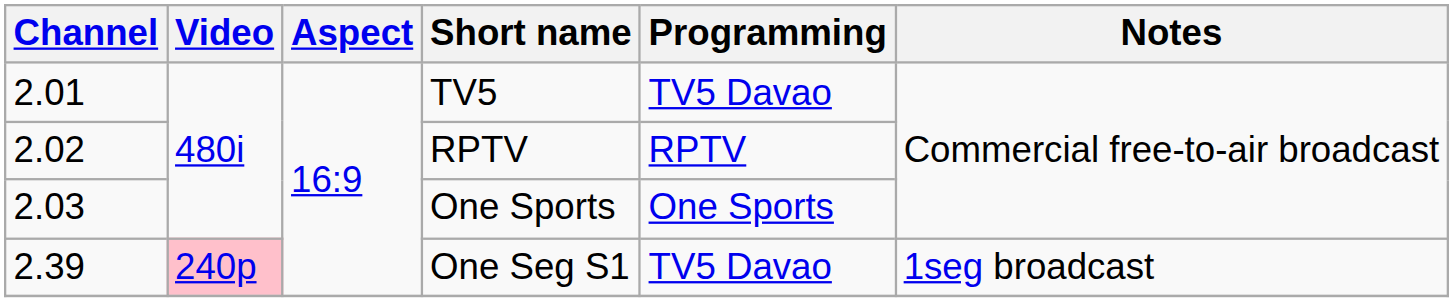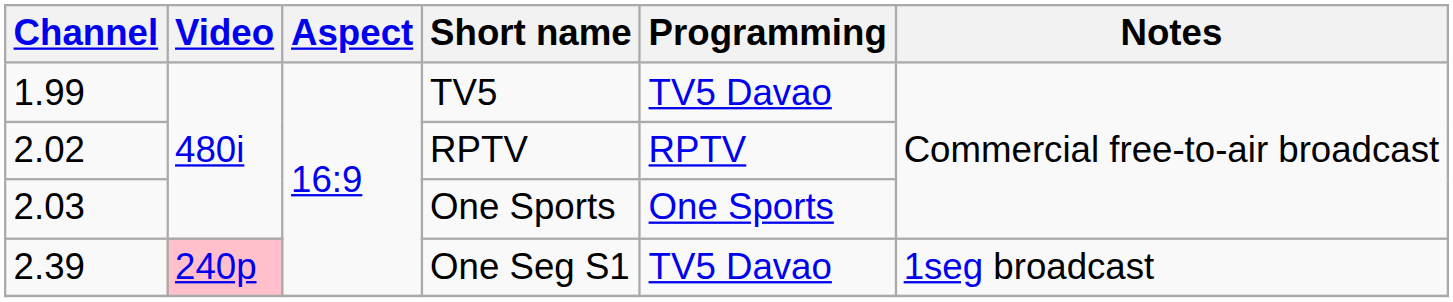(49, 91) 2.01 -> (49, 91) 1.99
